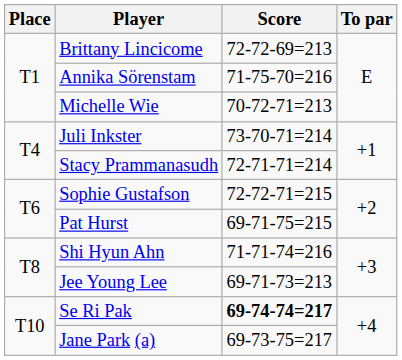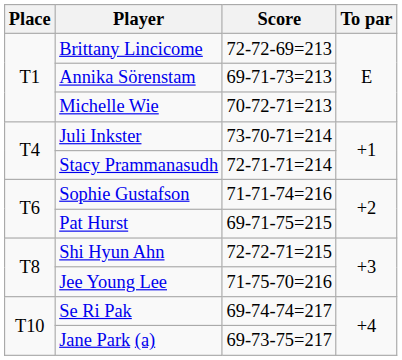(279, 77) 71-75-70=216 -> (279, 77) 69-71-73=213
(279, 194) 72-72-71=215 -> (279, 194) 71-71-74=216
(279, 252) 71-71-74=216 -> (279, 252) 72-72-71=215
(279, 281) 69-71-73=213 -> (279, 281) 71-75-70=216
(279, 310) bold -> (279, 310) normal
